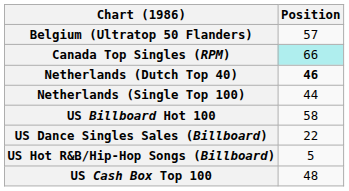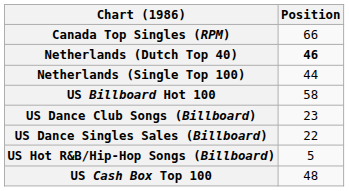- row: (141, 35)
(311, 55) paleturquoise background -> (311, 35) no background
+ row: (141, 115)
